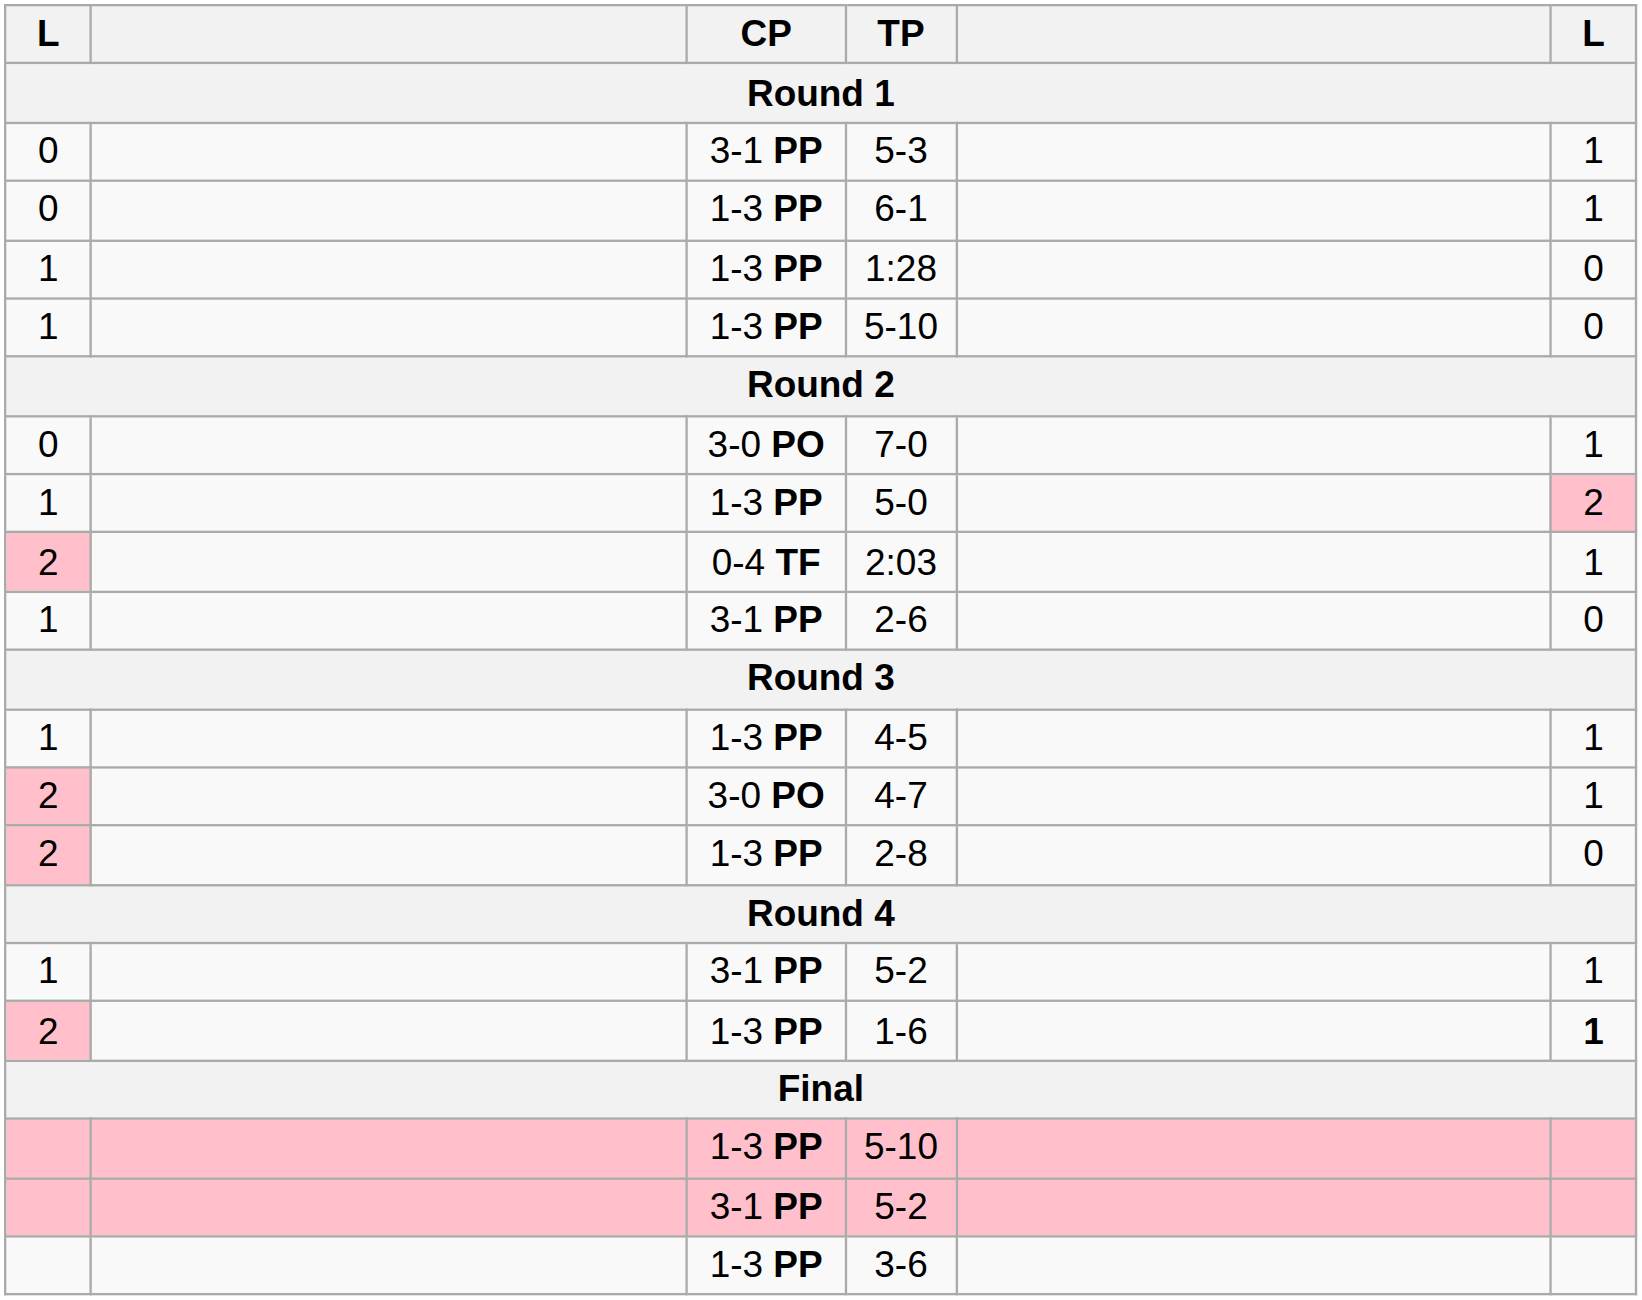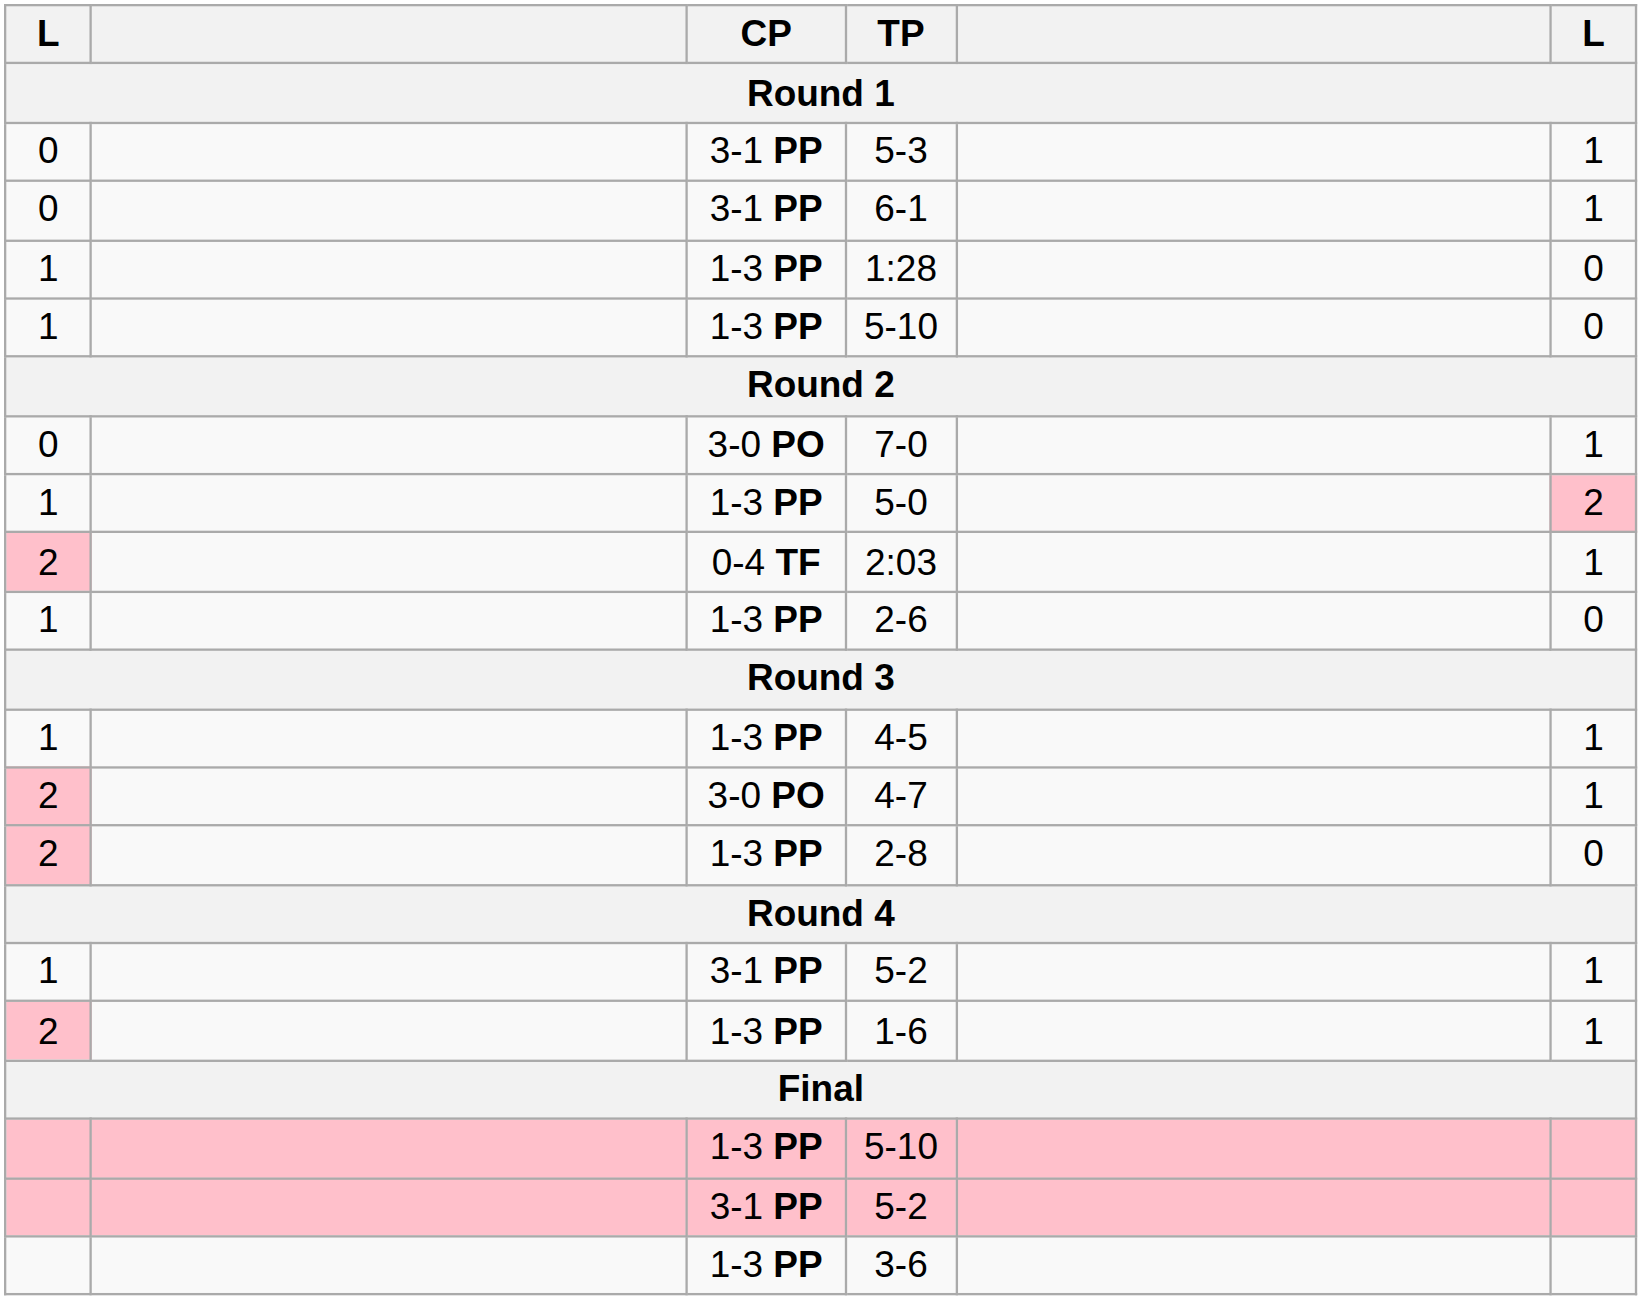(766, 209) 1-3 PP -> (766, 209) 3-1 PP
(766, 619) 3-1 PP -> (766, 619) 1-3 PP
(1593, 1030) bold -> (1593, 1030) normal
